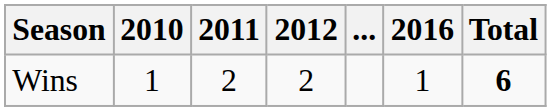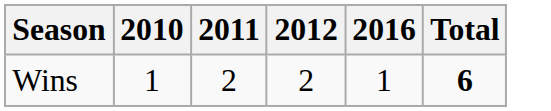- column: (364, 29)
